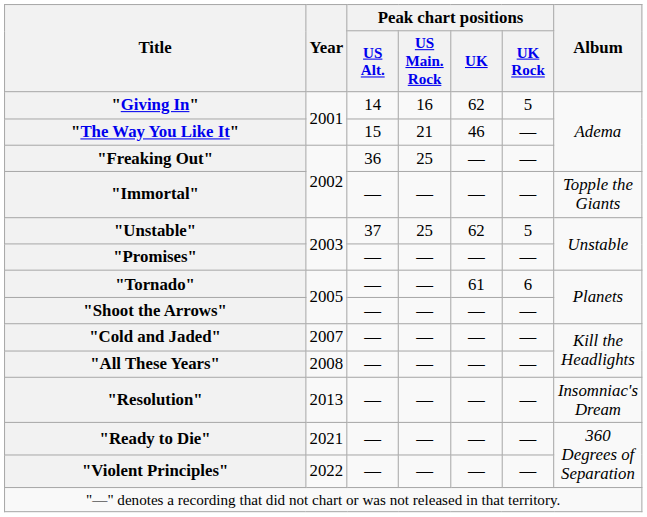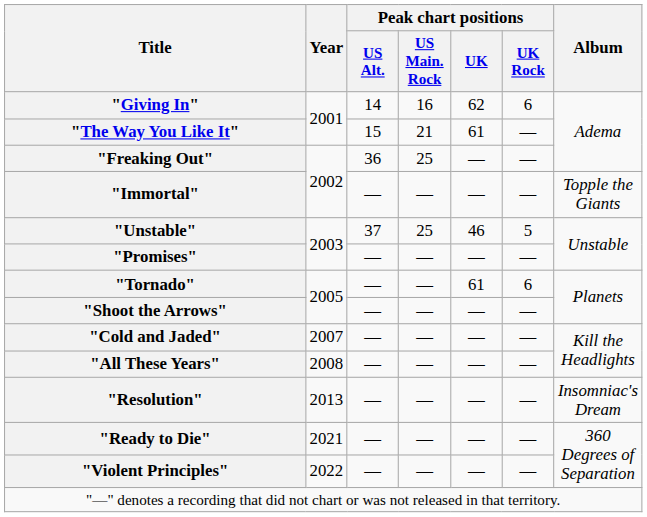(528, 105) 5 -> (528, 105) 6
(476, 131) 46 -> (476, 131) 61
(476, 230) 62 -> (476, 230) 46
